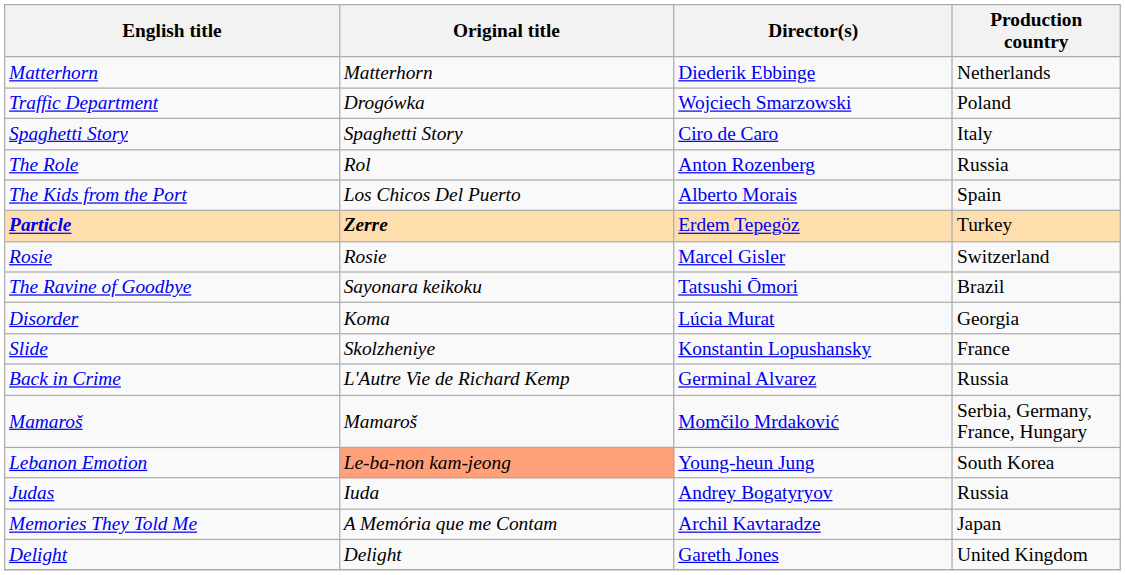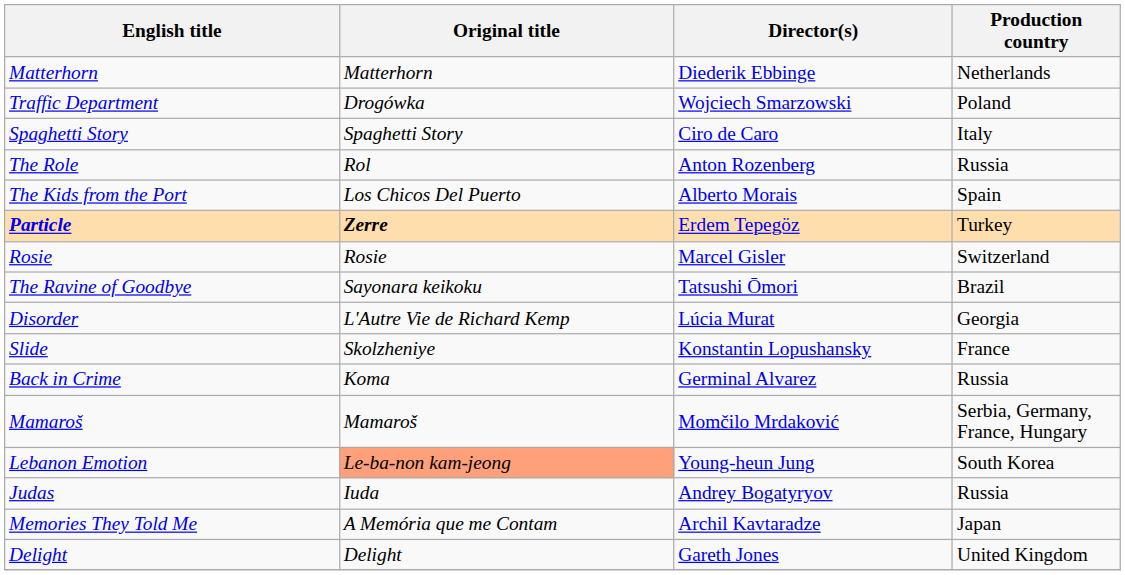(367, 317) Koma -> (457, 317) L'Autre Vie de Richard Kemp
(457, 379) L'Autre Vie de Richard Kemp -> (367, 379) Koma
